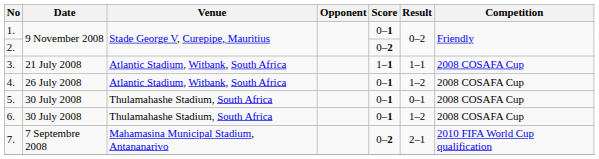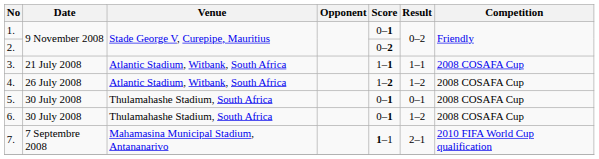(384, 82) 0–1 -> (384, 82) 1–2
(384, 140) 0–2 -> (384, 140) 1–1
